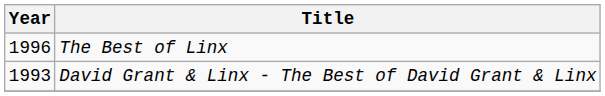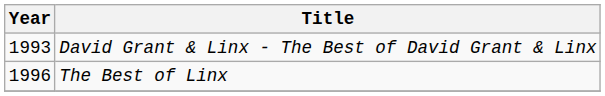rows swapped: (328, 76) <-> (144, 48)
